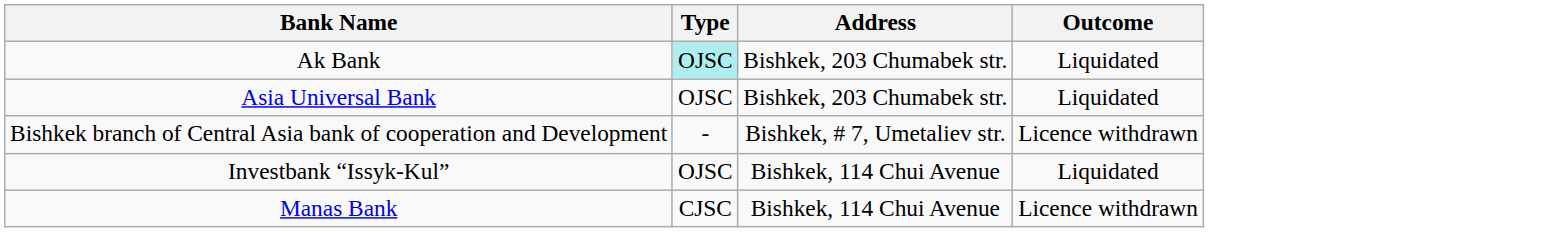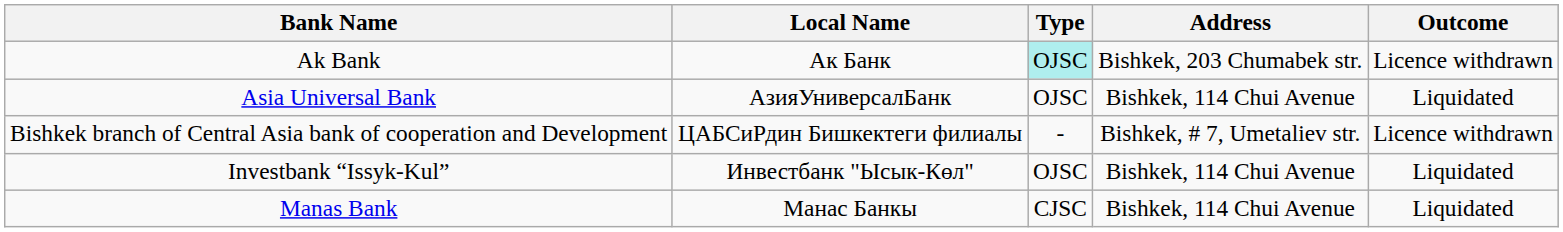+ column: (850, 23)
(1108, 60) Liquidated -> (1463, 60) Licence withdrawn
(875, 97) Bishkek, 203 Chumabek str. -> (1230, 97) Bishkek, 114 Chui Avenue
(1108, 208) Licence withdrawn -> (1463, 208) Liquidated
